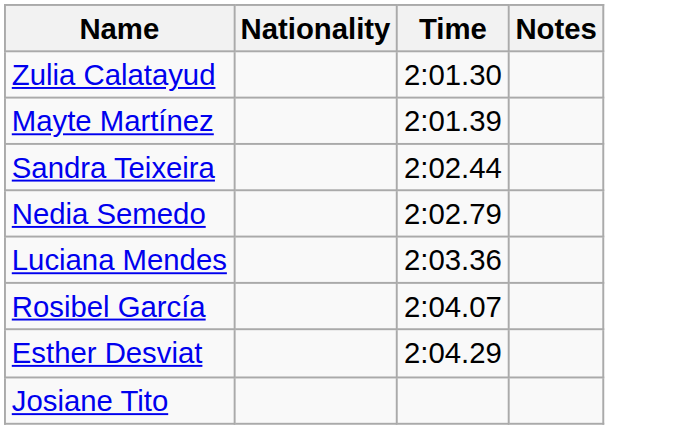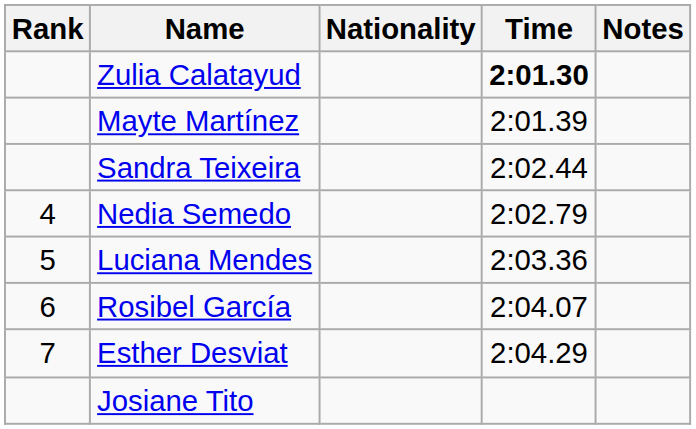+ column: (48, 28)
(453, 75) normal -> (539, 75) bold
